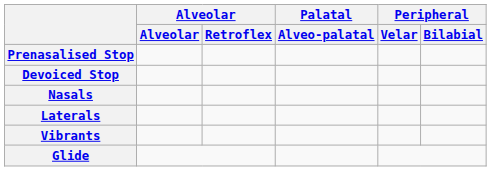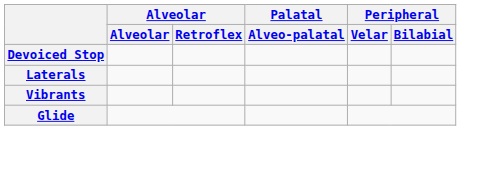- row: (71, 55)
- row: (71, 95)
